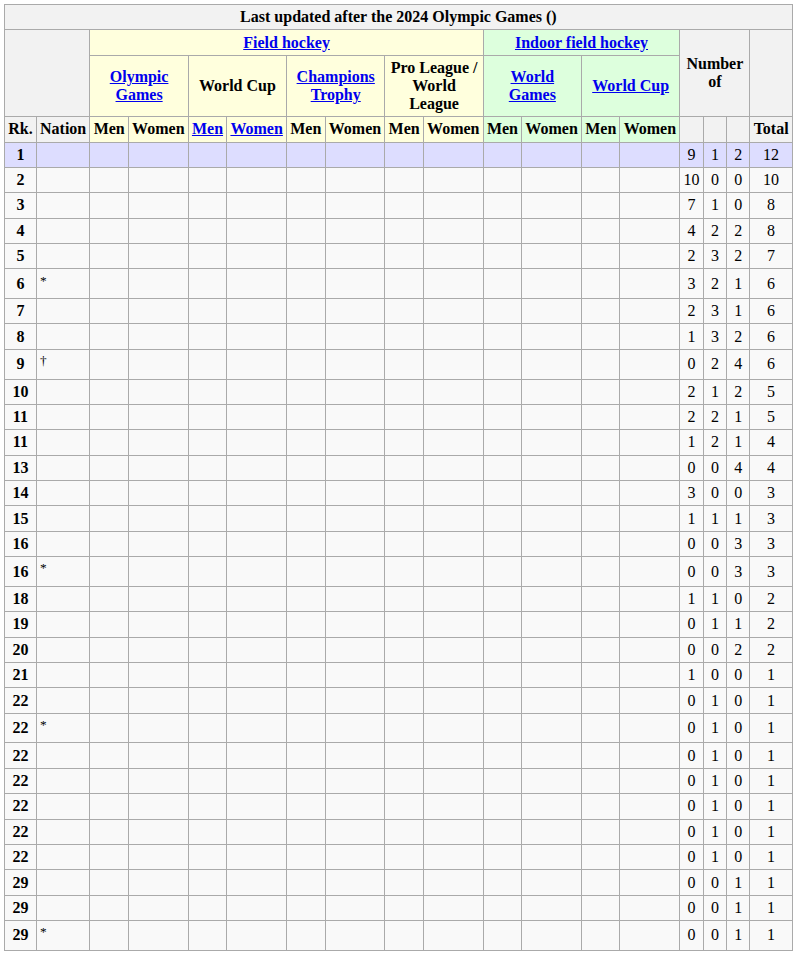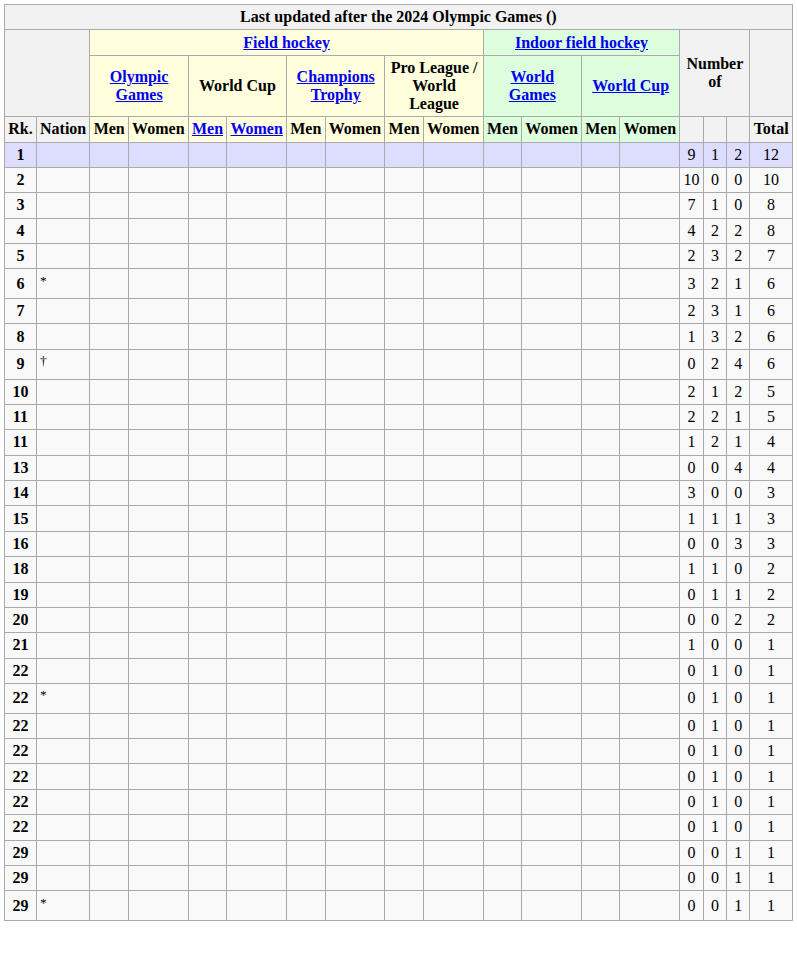- row: (20, 571)
